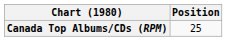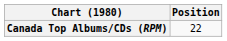(196, 29) 25 -> (196, 29) 22
